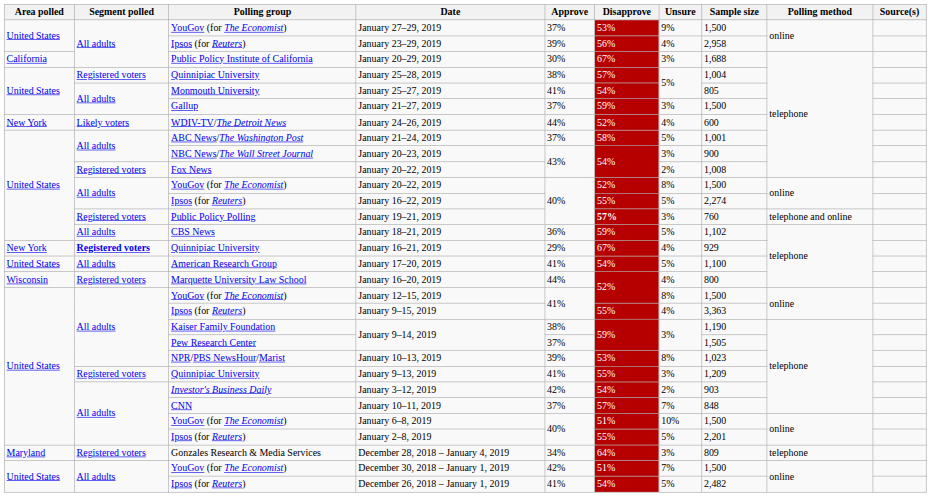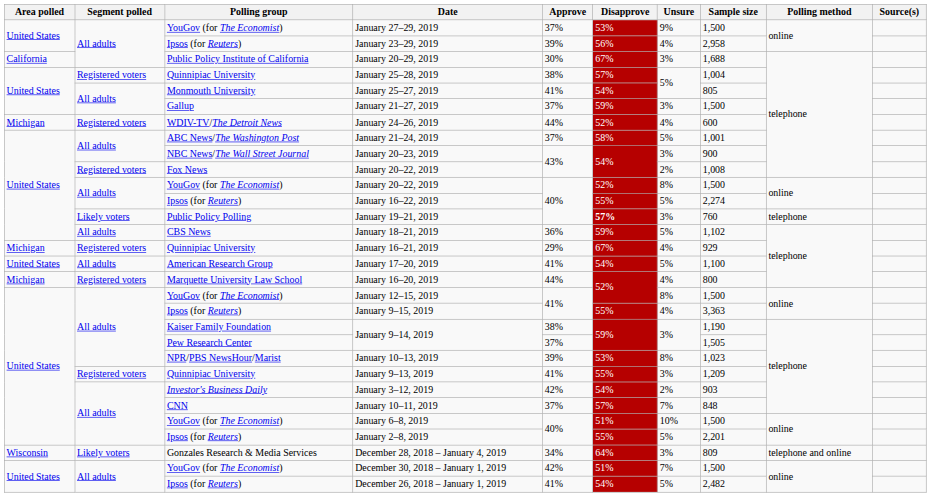(27, 122) New York -> (26, 122) Michigan
(103, 122) Likely voters -> (112, 122) Registered voters
(111, 216) Registered voters -> (103, 216) Likely voters
(811, 216) telephone and online -> (788, 216) telephone
(27, 248) New York -> (26, 248) Michigan
(113, 248) bold -> (112, 248) normal
(27, 279) Wisconsin -> (26, 279) Michigan
(26, 452) Maryland -> (27, 452) Wisconsin
(111, 452) Registered voters -> (103, 452) Likely voters
(789, 452) telephone -> (810, 452) telephone and online
